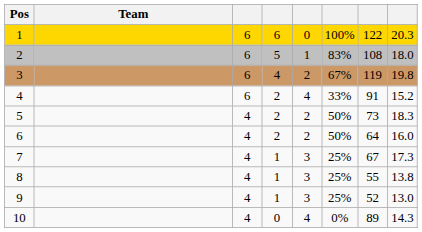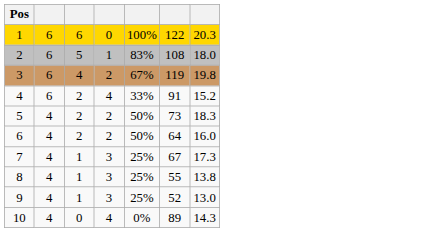- column: (133, 14)
